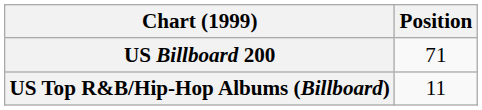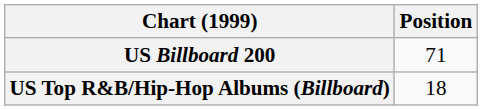(436, 88) 11 -> (436, 88) 18
